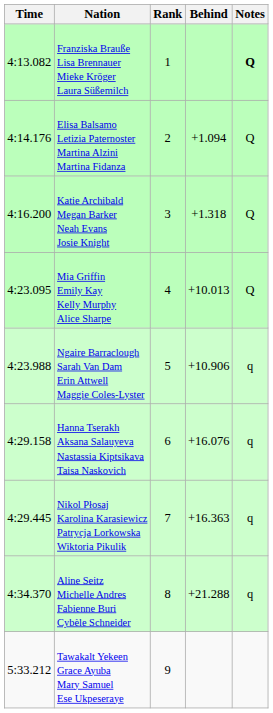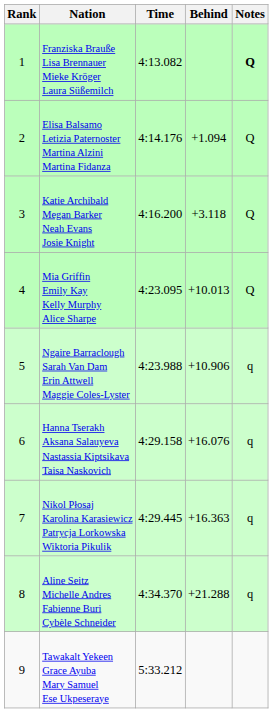columns swapped: (168, 14) <-> (29, 14)
(209, 214) +1.318 -> (209, 214) +3.118
